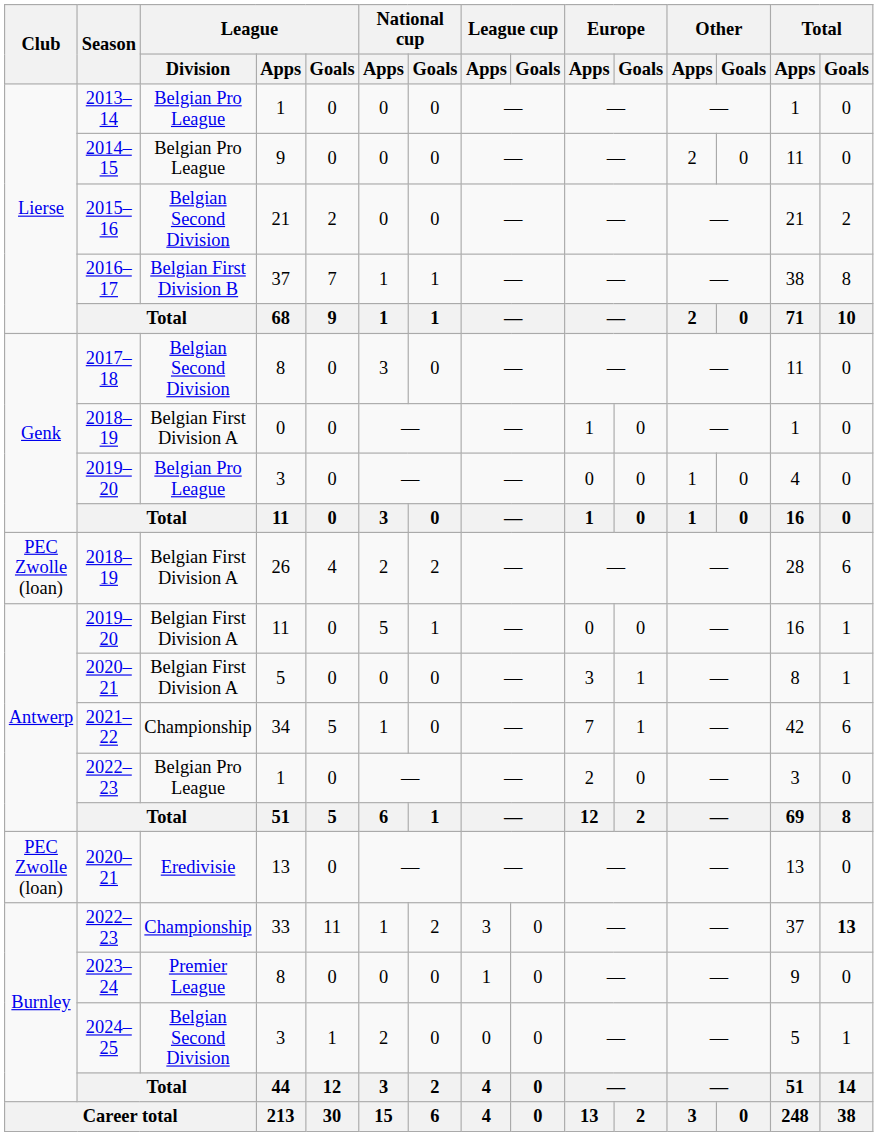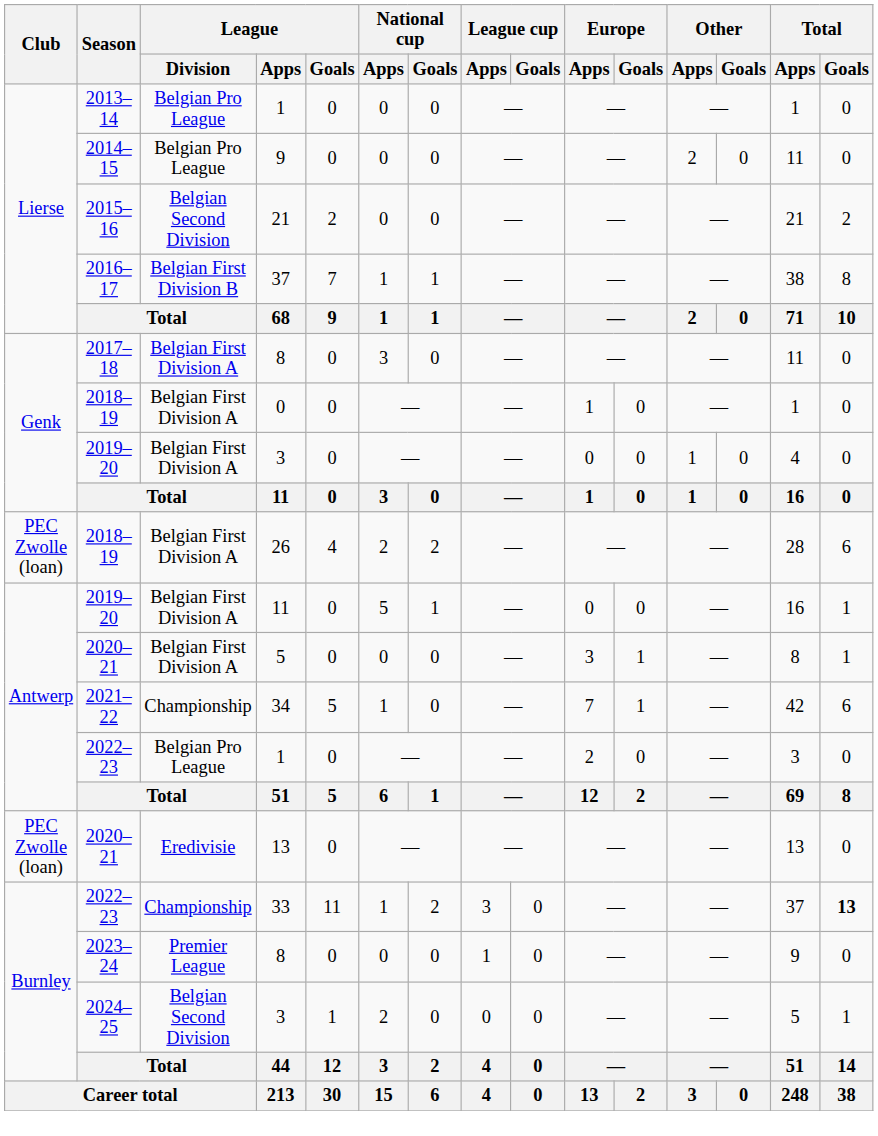(198, 368) Belgian Second Division -> (198, 357) Belgian First Division A
(198, 478) Belgian Pro League -> (198, 457) Belgian First Division A
